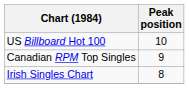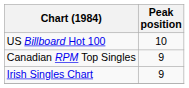(161, 74) 8 -> (161, 74) 9
